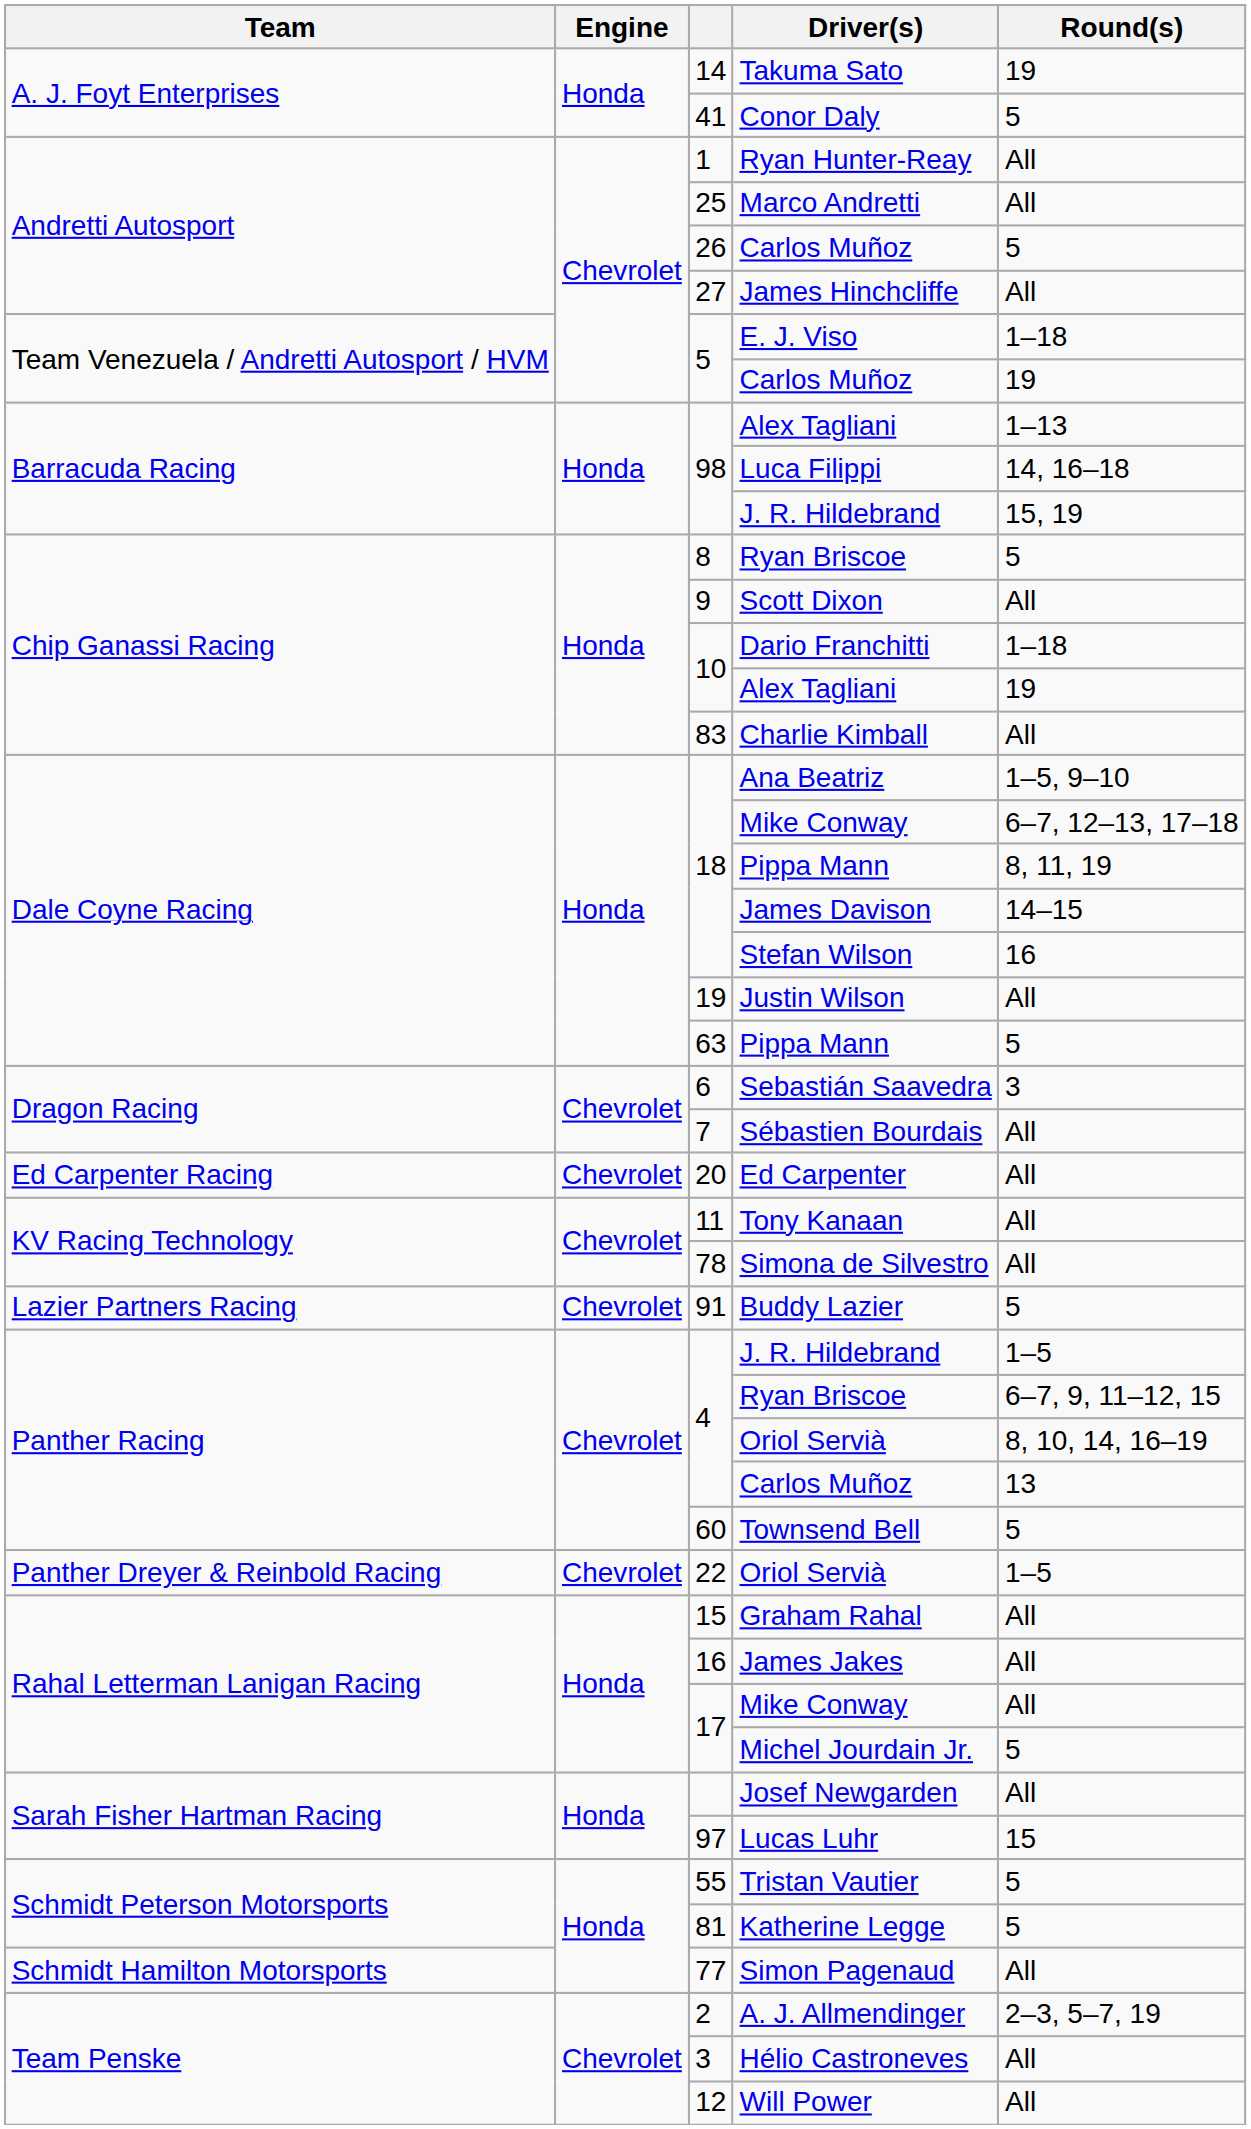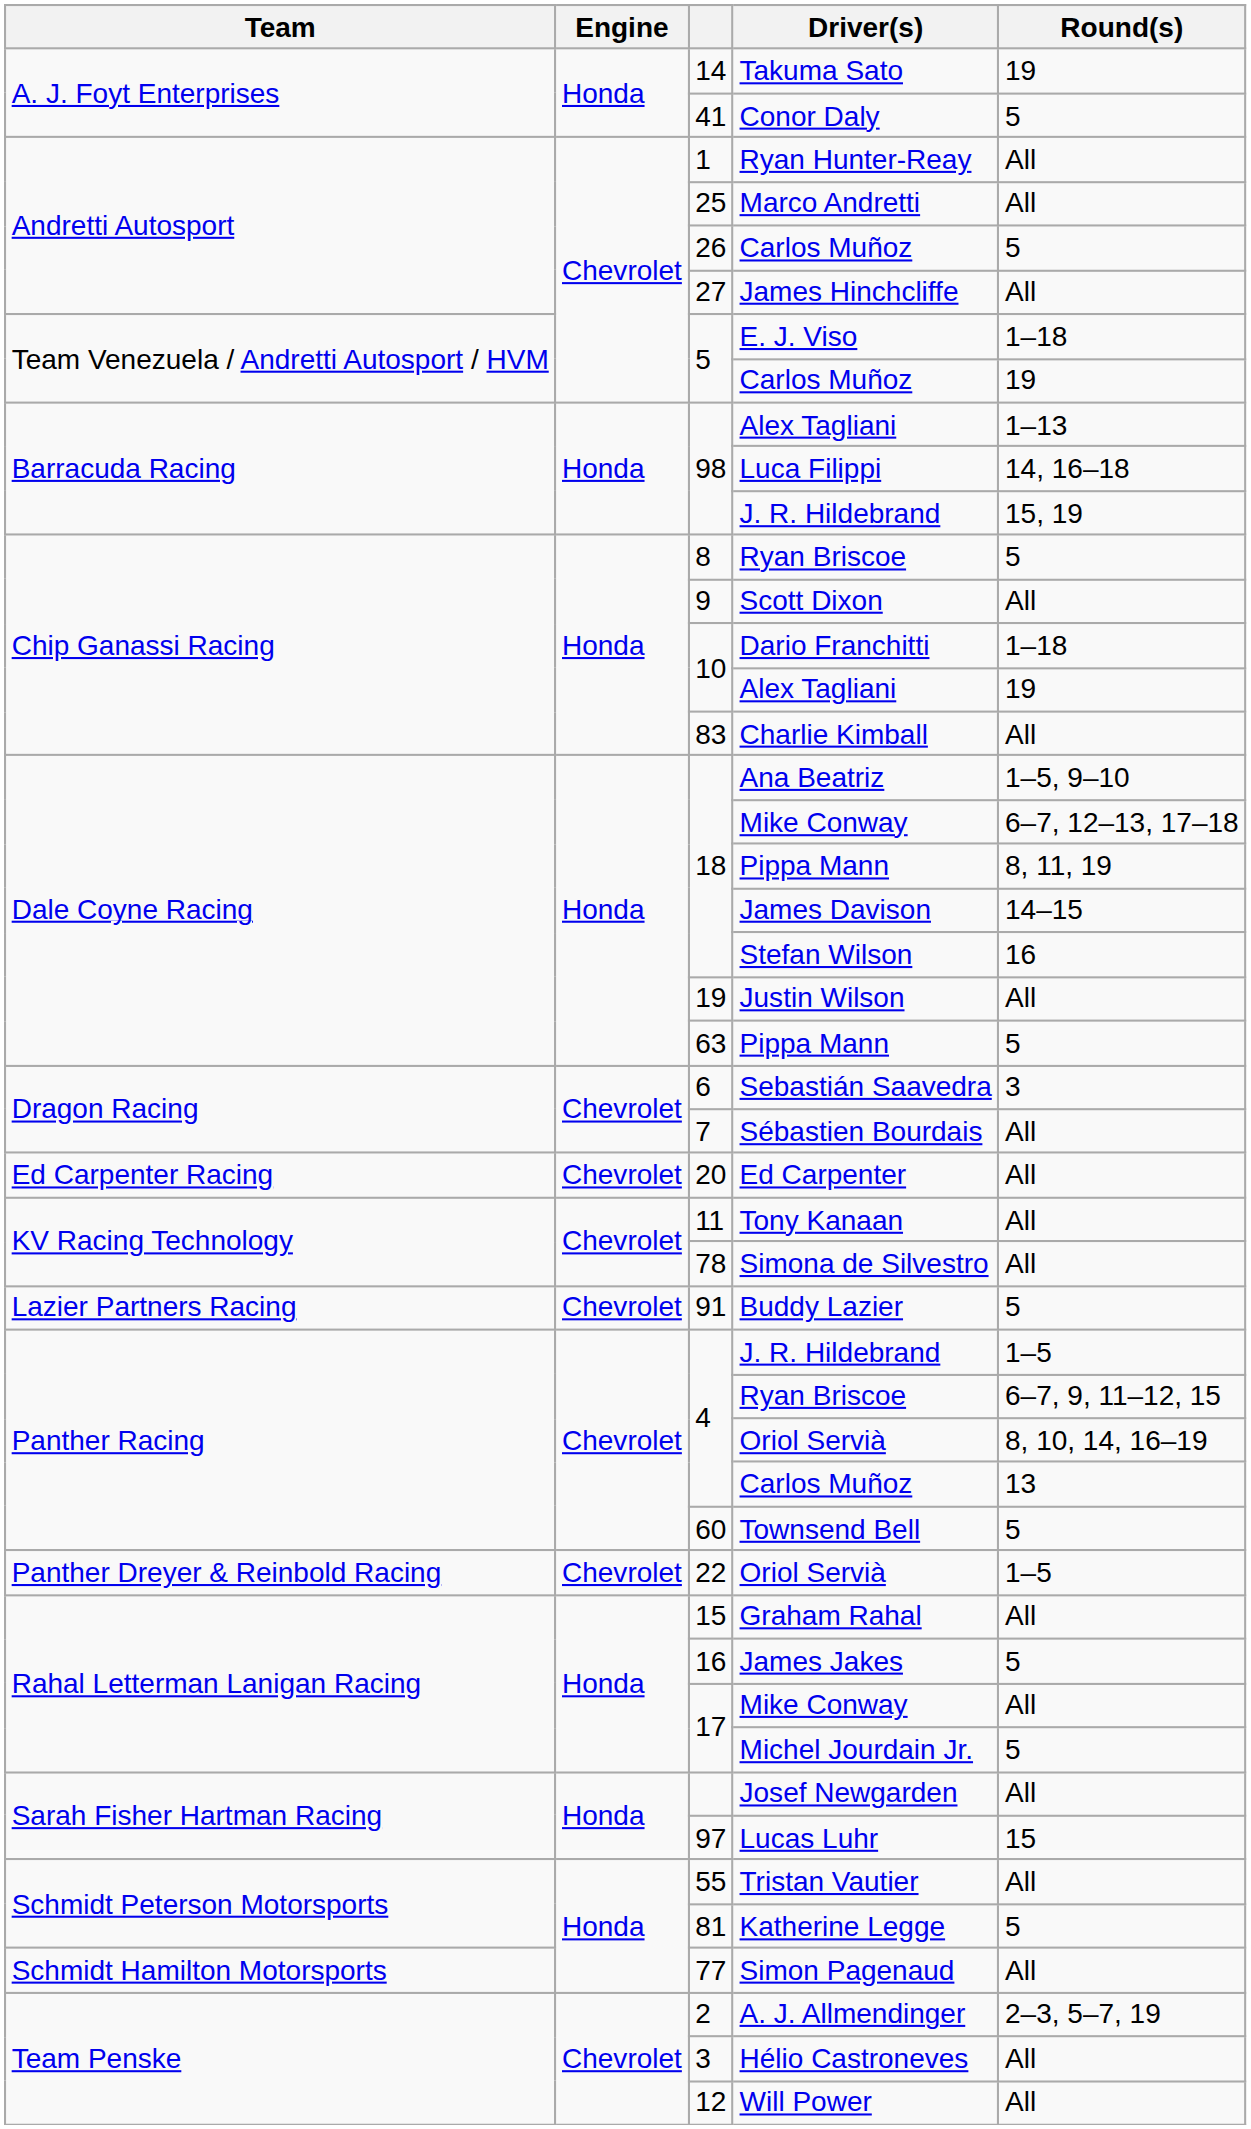(1021, 1661) All -> (1013, 1661) 5
(1013, 1881) 5 -> (1021, 1881) All
